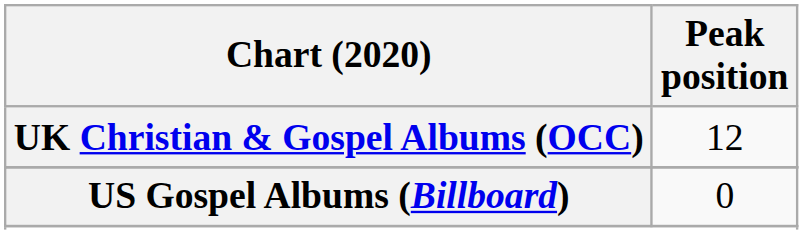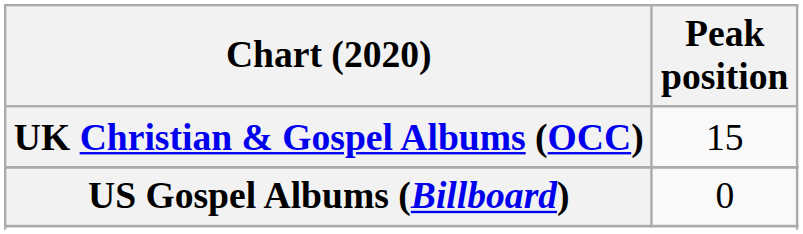(725, 136) 12 -> (725, 136) 15
